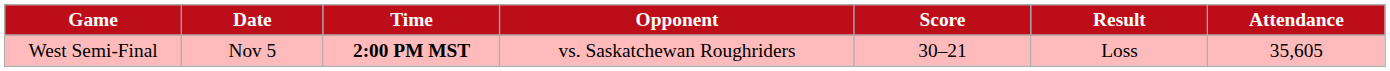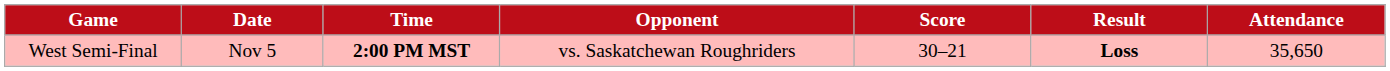(1119, 50) normal -> (1119, 50) bold
(1296, 50) 35,605 -> (1296, 50) 35,650
